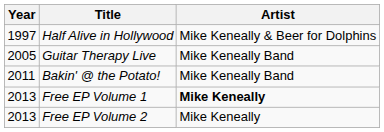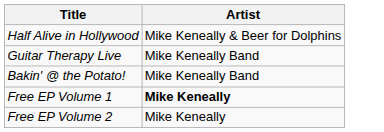- column: (22, 14)
